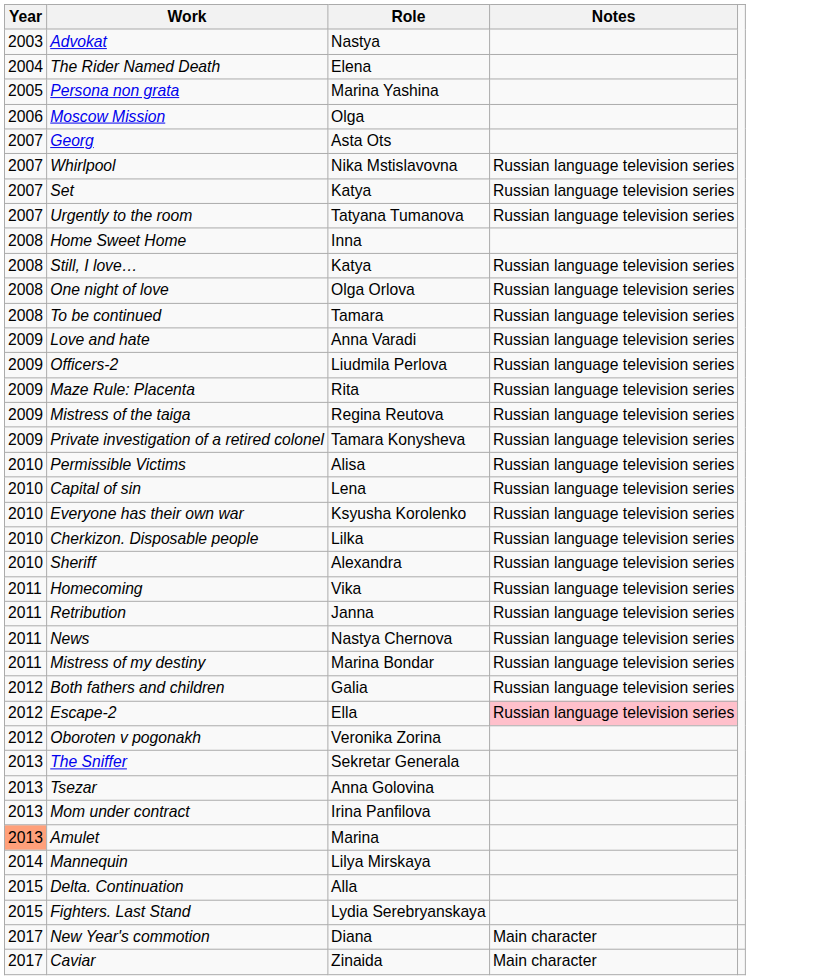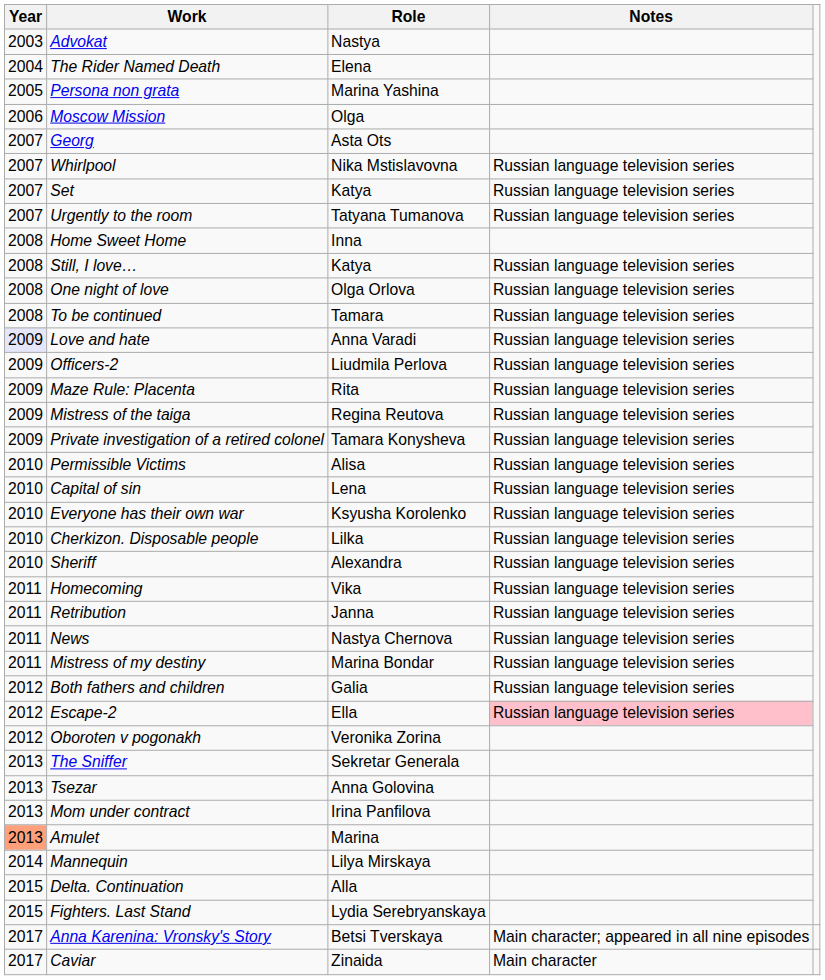(26, 340) no background -> (26, 340) lavender background
+ row: (161, 937)
- row: (130, 937)
